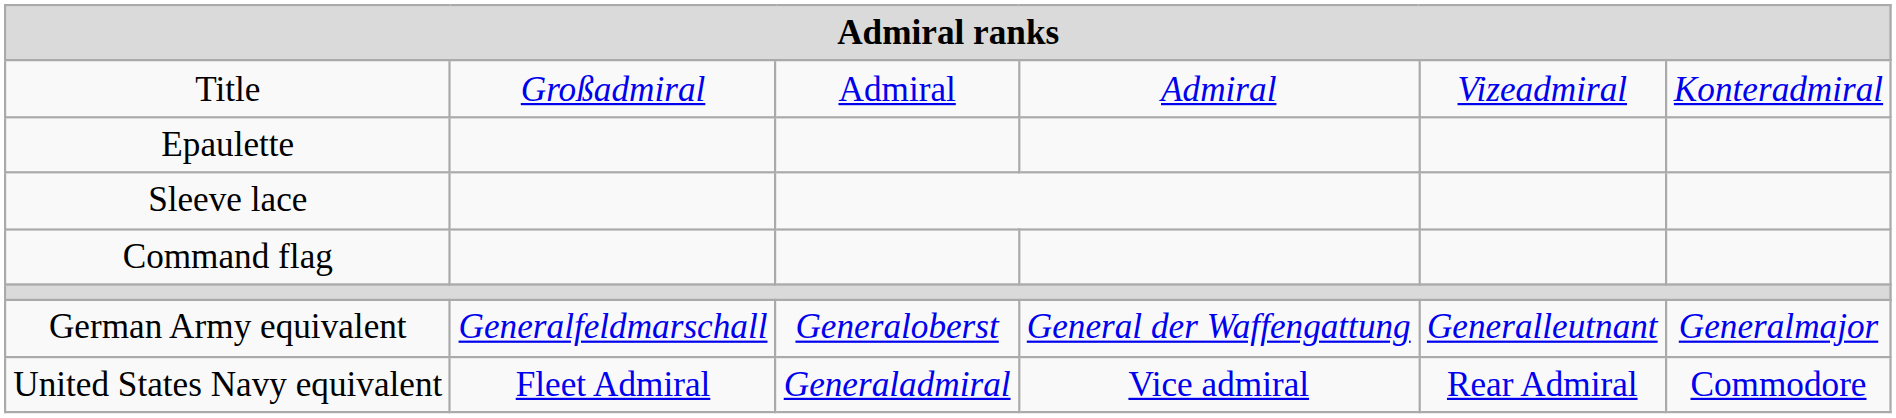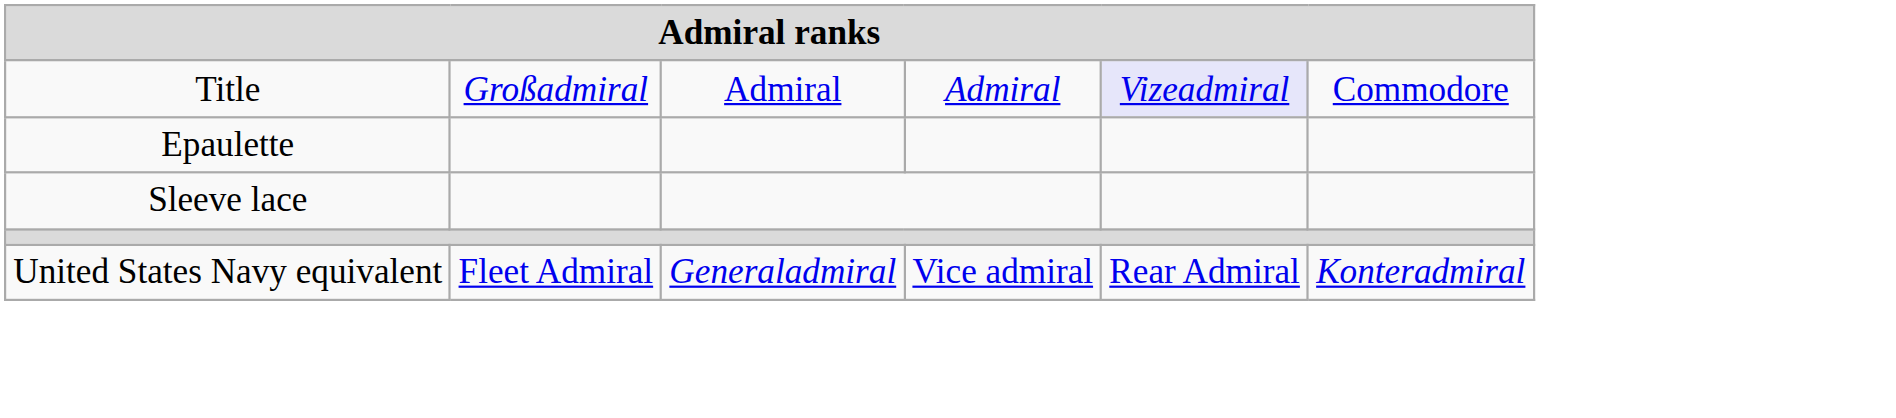(1542, 88) no background -> (1205, 88) lavender background
(1779, 88) Konteradmiral -> (1421, 88) Commodore
- row: (228, 255)
- row: (228, 327)
(1779, 383) Commodore -> (1421, 271) Konteradmiral
